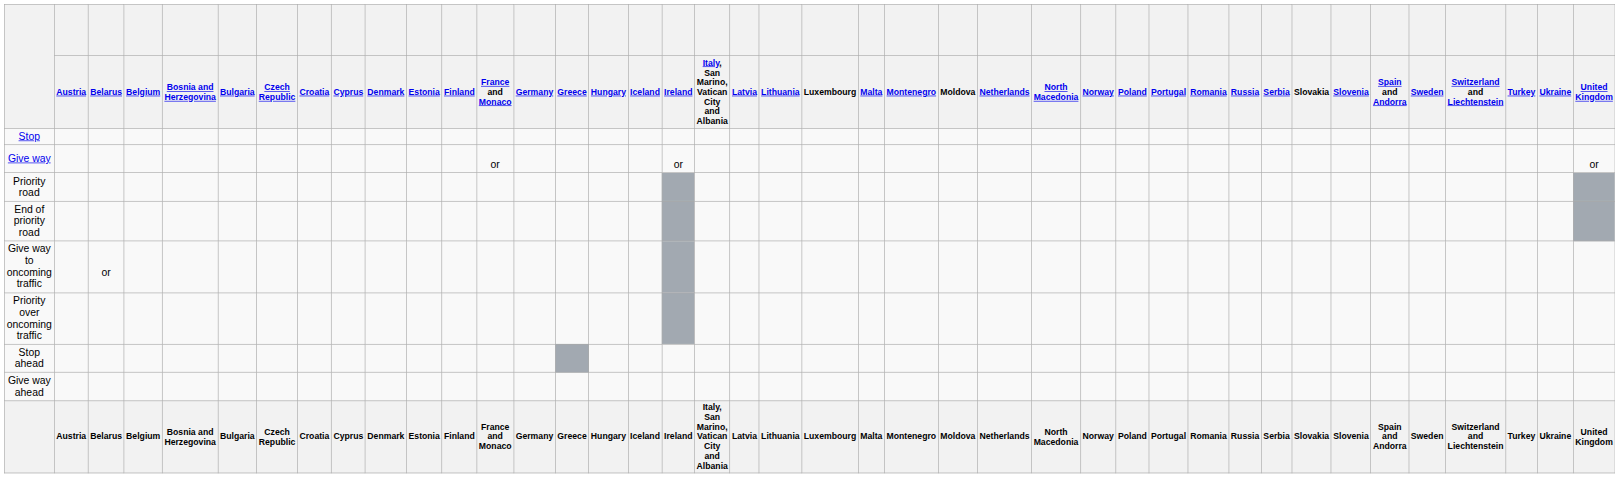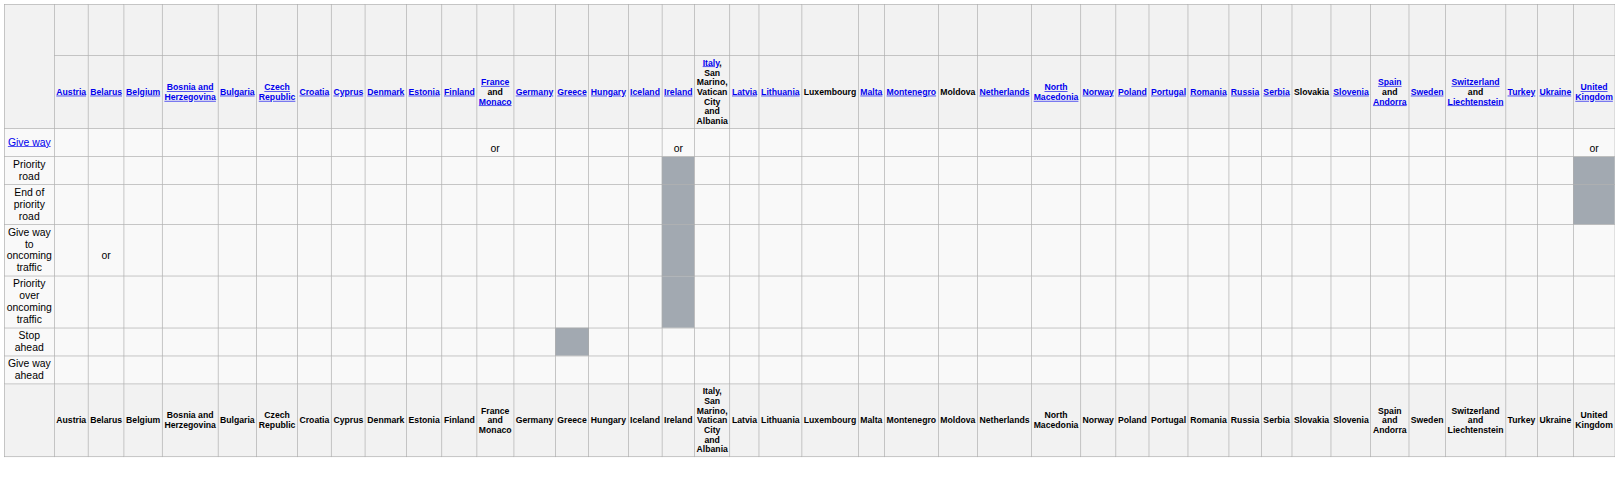- row: (29, 136)
